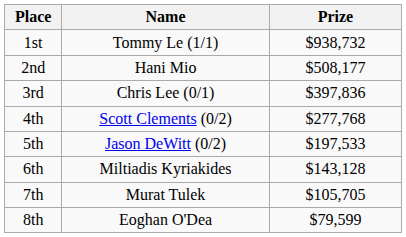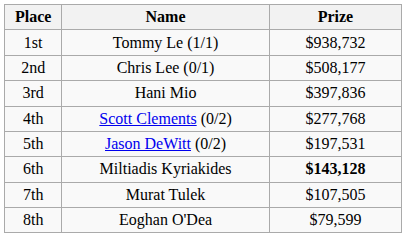(166, 67) Hani Mio -> (166, 67) Chris Lee (0/1)
(166, 93) Chris Lee (0/1) -> (166, 93) Hani Mio
(335, 144) $197,533 -> (335, 144) $197,531
(335, 169) normal -> (335, 169) bold
(335, 194) $105,705 -> (335, 194) $107,505
